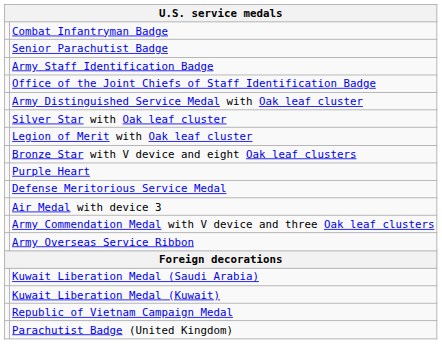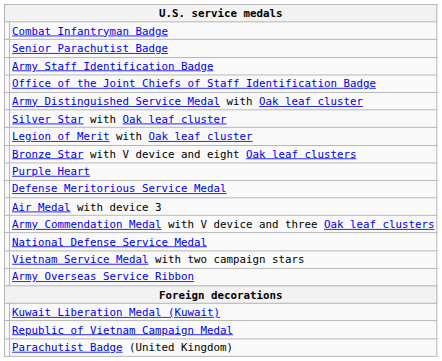+ row: (110, 242)
+ row: (158, 259)
- row: (136, 277)
